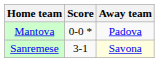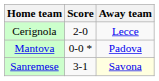+ row: (34, 31)
